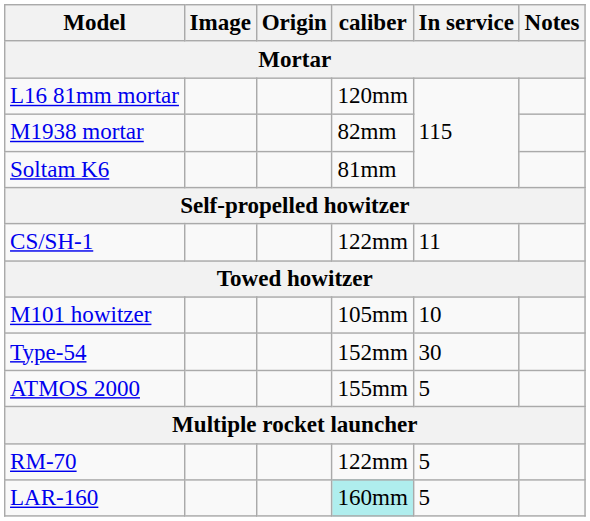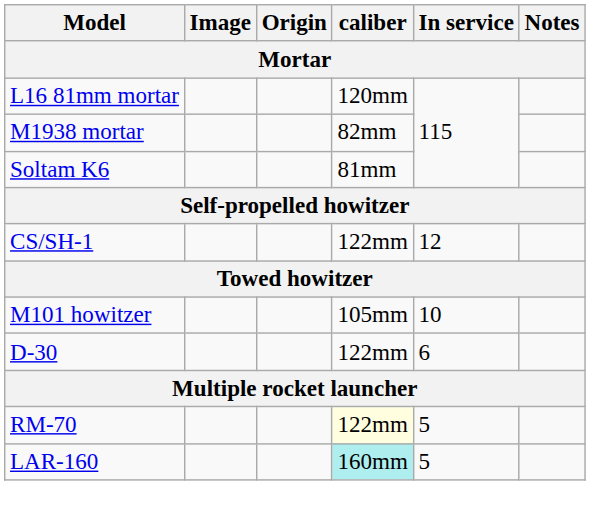(430, 242) 11 -> (430, 242) 12
+ row: (34, 351)
- row: (48, 351)
- row: (75, 388)
(373, 461) no background -> (373, 424) lightyellow background
